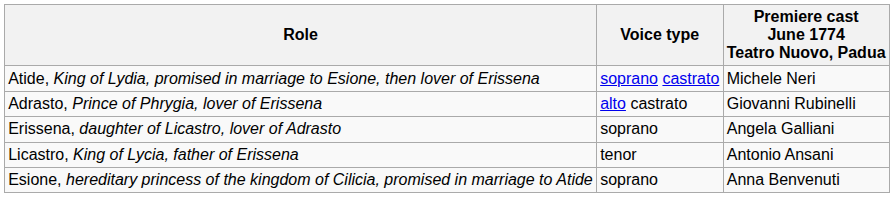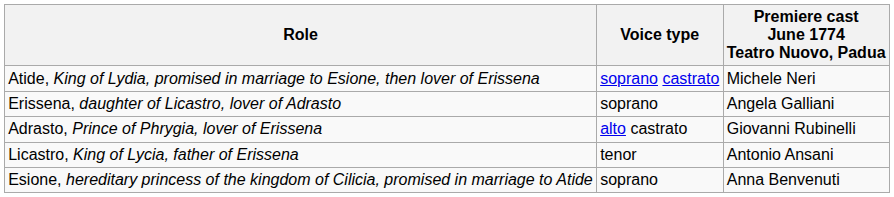rows swapped: (165, 103) <-> (175, 129)
